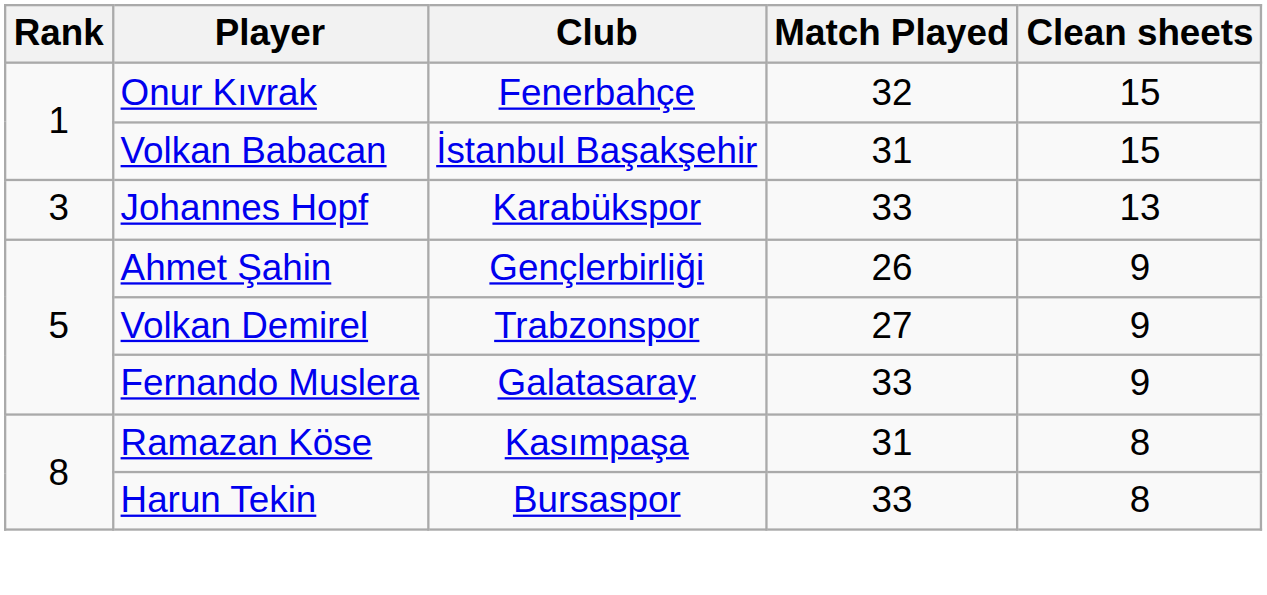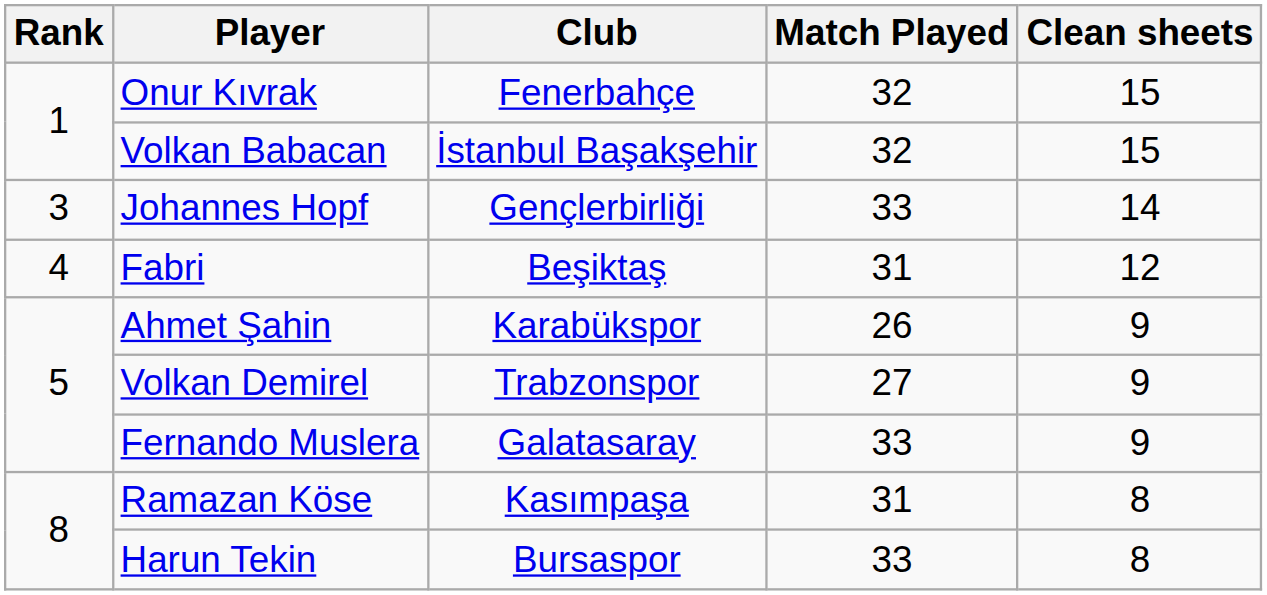(892, 150) 31 -> (892, 150) 32
(597, 208) Karabükspor -> (597, 208) Gençlerbirliği
(1140, 208) 13 -> (1140, 208) 14
+ row: (163, 267)
(597, 267) Gençlerbirliği -> (597, 325) Karabükspor
